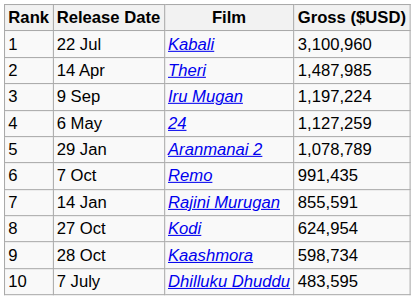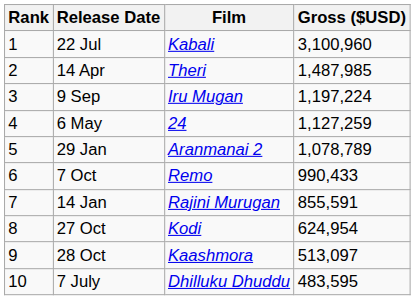(328, 176) 991,435 -> (328, 176) 990,433
(328, 255) 598,734 -> (328, 255) 513,097
